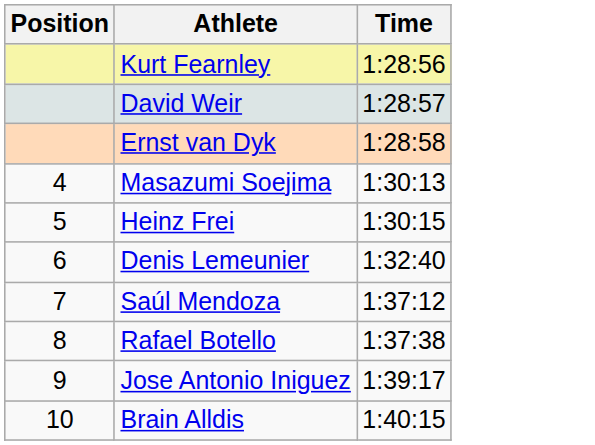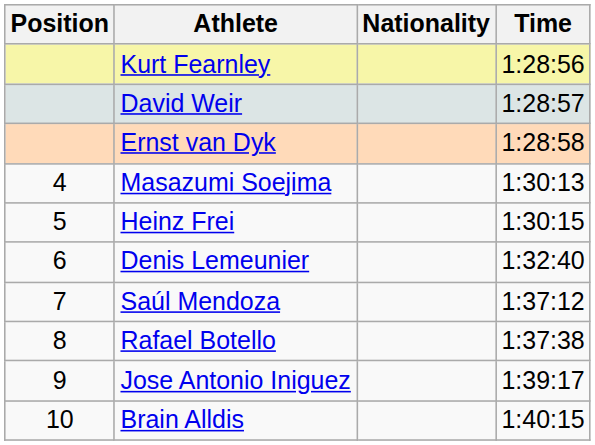+ column: (426, 24)
